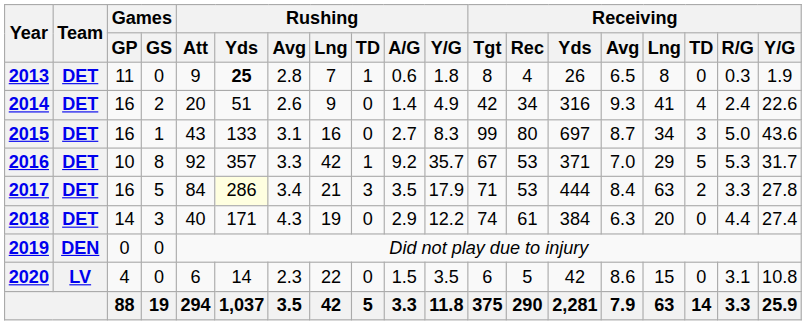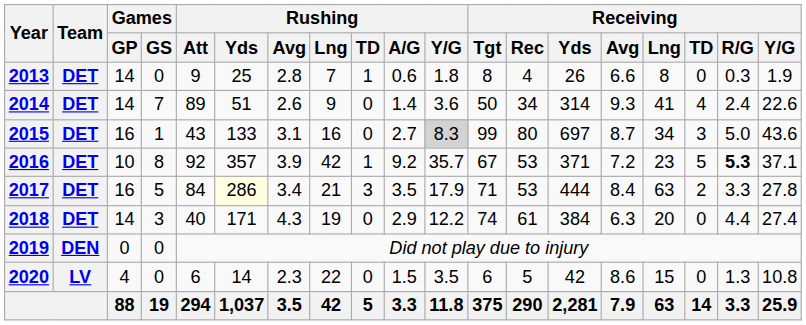(125, 76) 11 -> (125, 76) 14
(242, 76) bold -> (242, 76) normal
(623, 76) 6.5 -> (623, 76) 6.6
(125, 104) 16 -> (125, 104) 14
(159, 104) 2 -> (159, 104) 7
(196, 104) 20 -> (196, 104) 89
(446, 104) 4.9 -> (446, 104) 3.6
(487, 104) 42 -> (487, 104) 50
(575, 104) 316 -> (575, 104) 314
(446, 133) no background -> (446, 133) lightgrey background
(289, 162) 3.3 -> (289, 162) 3.9
(623, 162) 7.0 -> (623, 162) 7.2
(664, 162) 29 -> (664, 162) 23
(738, 162) normal -> (738, 162) bold
(780, 162) 31.7 -> (780, 162) 37.1
(738, 276) 3.1 -> (738, 276) 1.3
